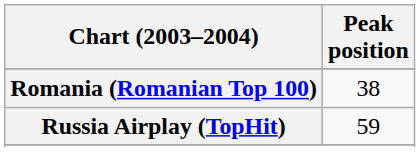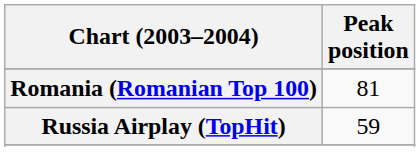(368, 88) 38 -> (368, 88) 81
